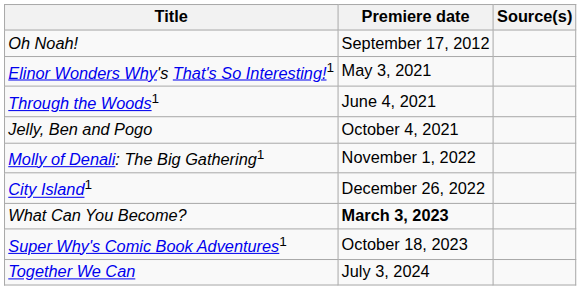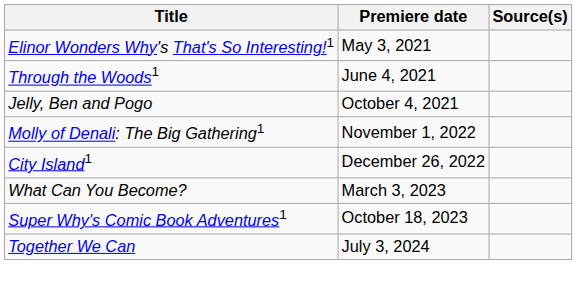- row: (43, 43)
(395, 216) bold -> (394, 190) normal
